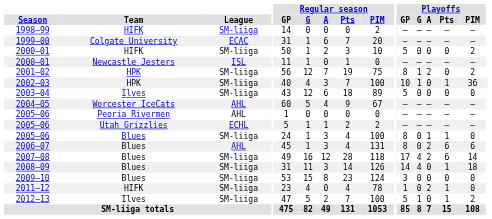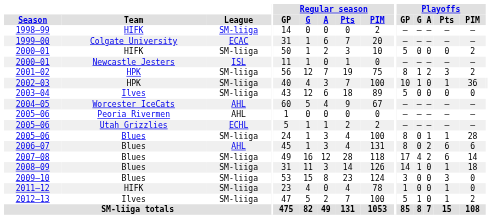(447, 73) 0 -> (447, 73) 3
(473, 136) 0 -> (473, 136) 28
(419, 167) 4 -> (419, 167) 1
(447, 178) 0 -> (447, 178) 3
(429, 188) 2 -> (429, 188) 0
